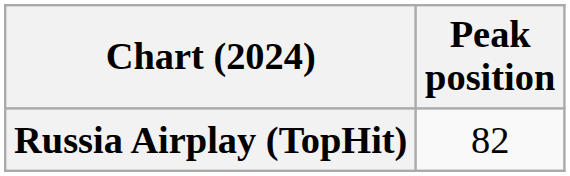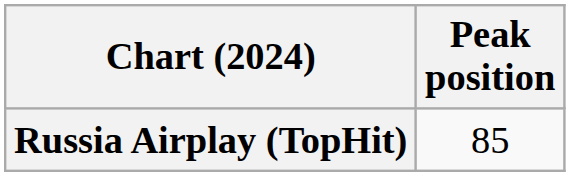(490, 139) 82 -> (490, 139) 85
